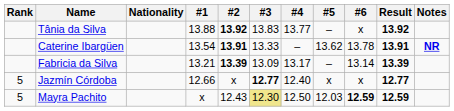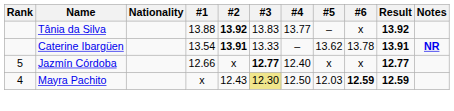- row: (78, 64)
(20, 98) 5 -> (20, 81) 4
